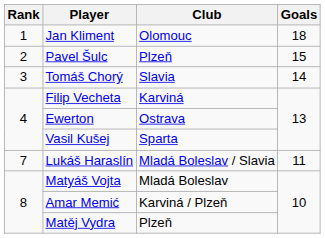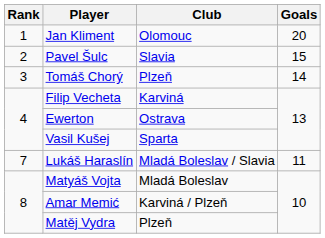(299, 35) 18 -> (299, 35) 20
(156, 56) Plzeň -> (157, 56) Slavia
(157, 77) Slavia -> (156, 77) Plzeň
